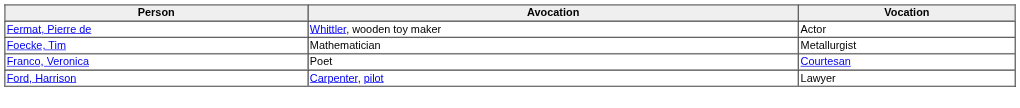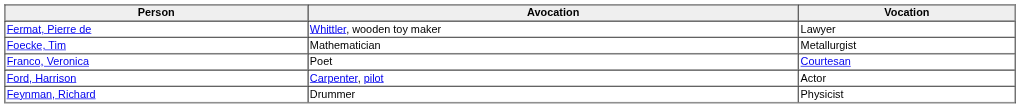(813, 29) Actor -> (818, 29) Lawyer
(818, 78) Lawyer -> (813, 78) Actor
+ row: (51, 94)
